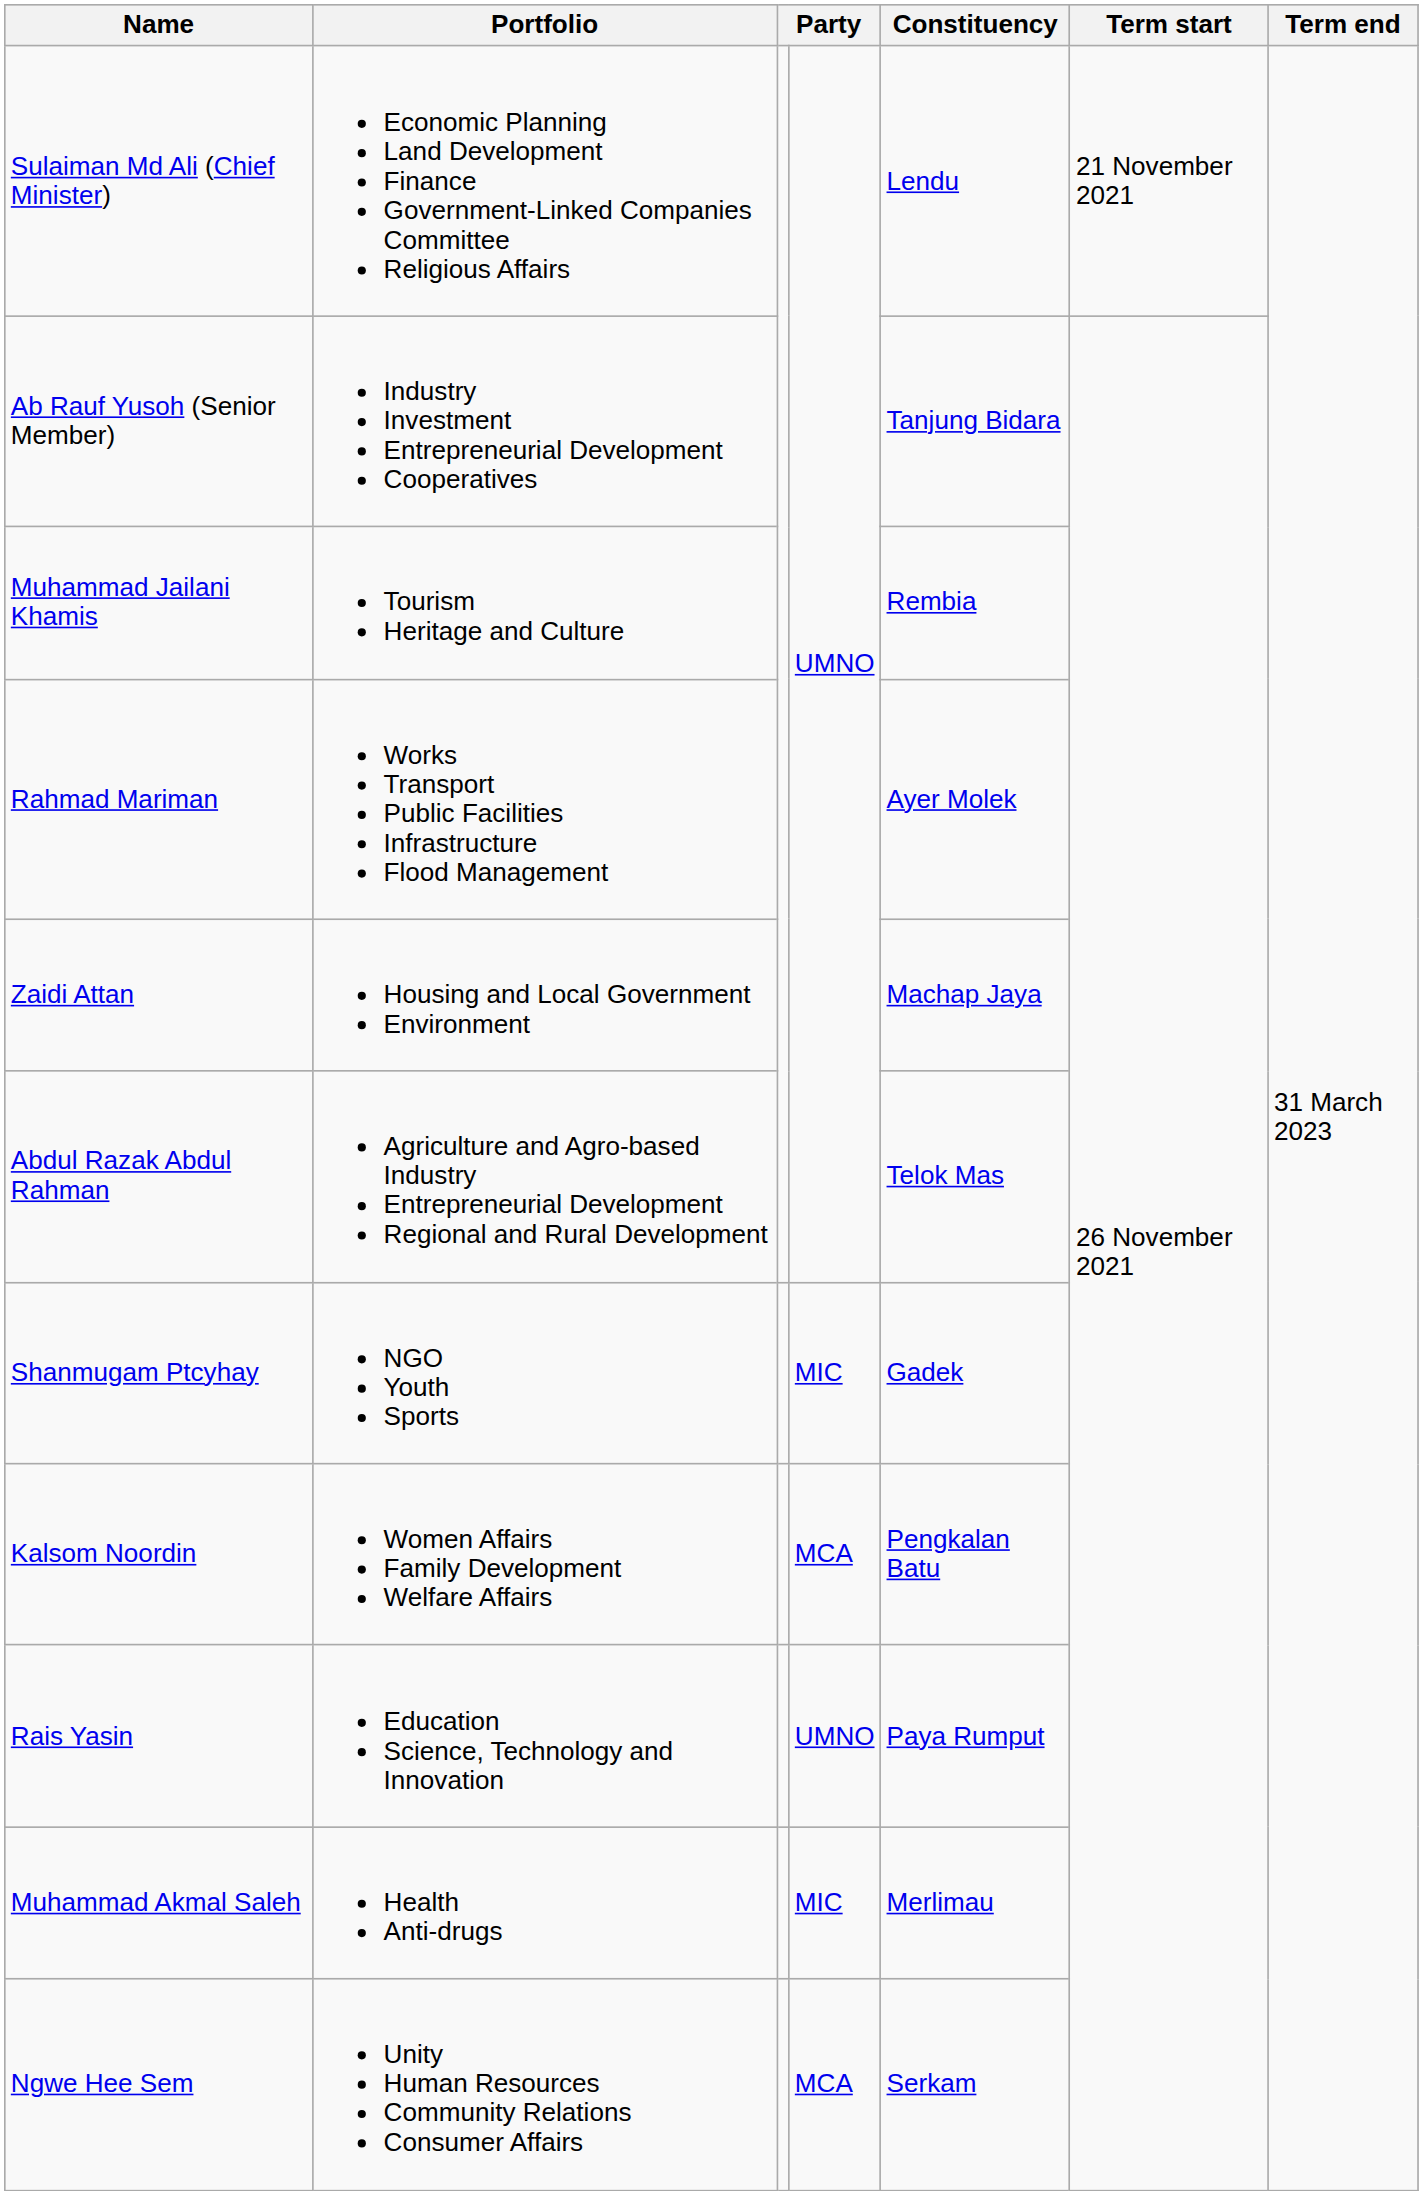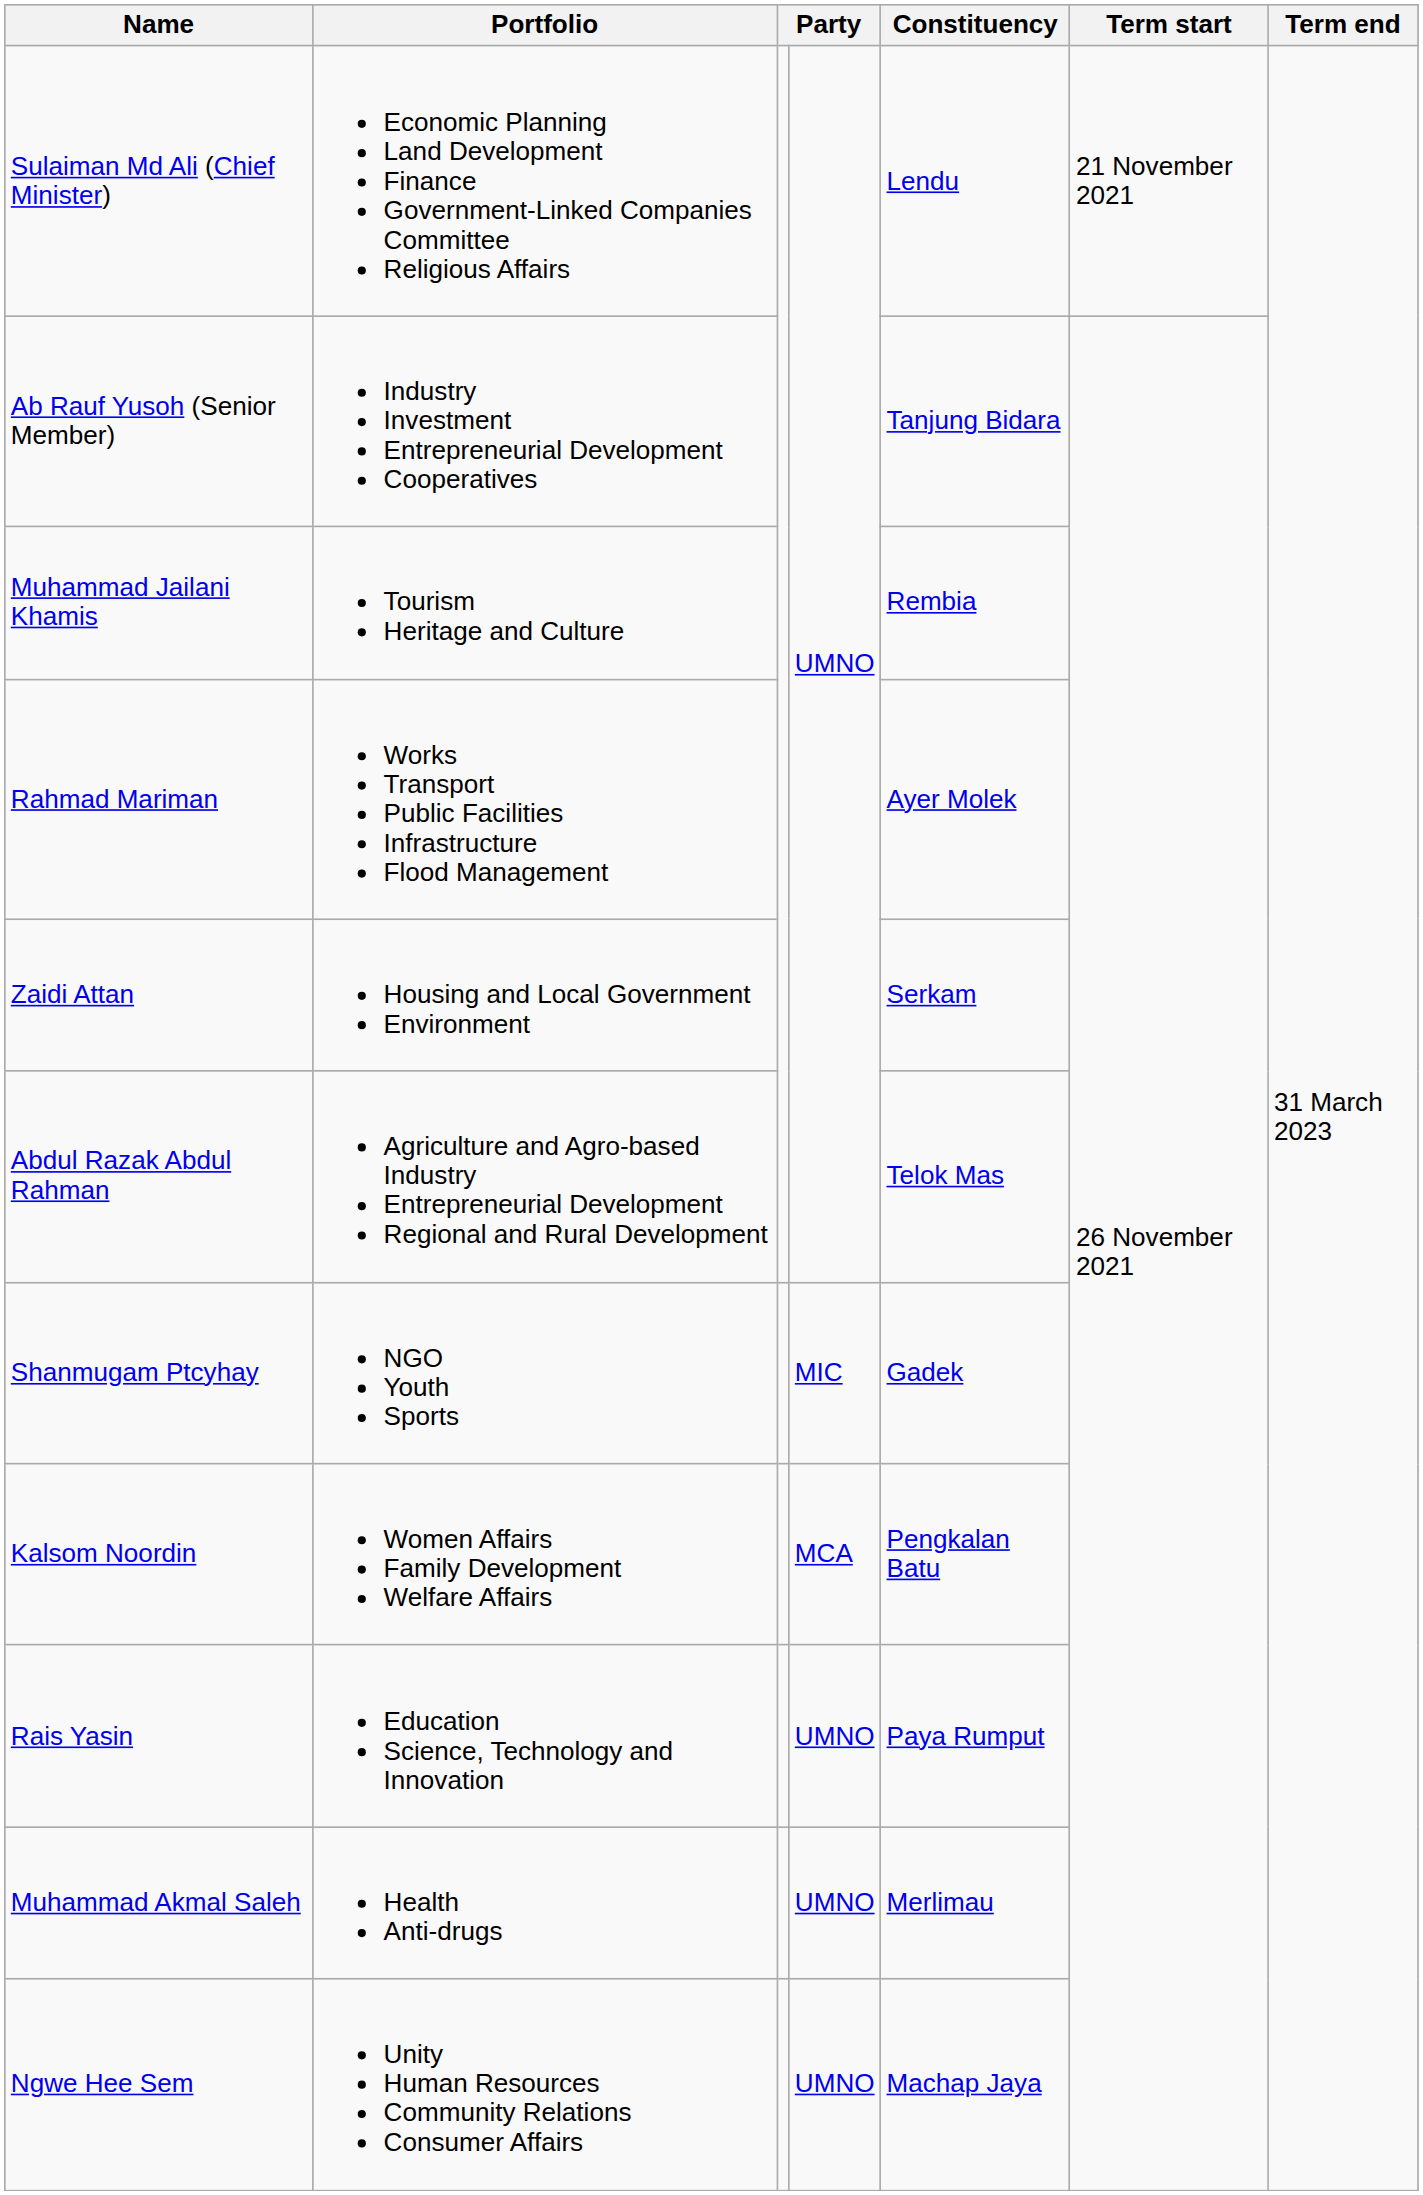(964, 994) Machap Jaya -> (931, 994) Serkam
(819, 1902) MIC -> (835, 1902) UMNO
(824, 2084) MCA -> (835, 2084) UMNO
(931, 2084) Serkam -> (964, 2084) Machap Jaya
